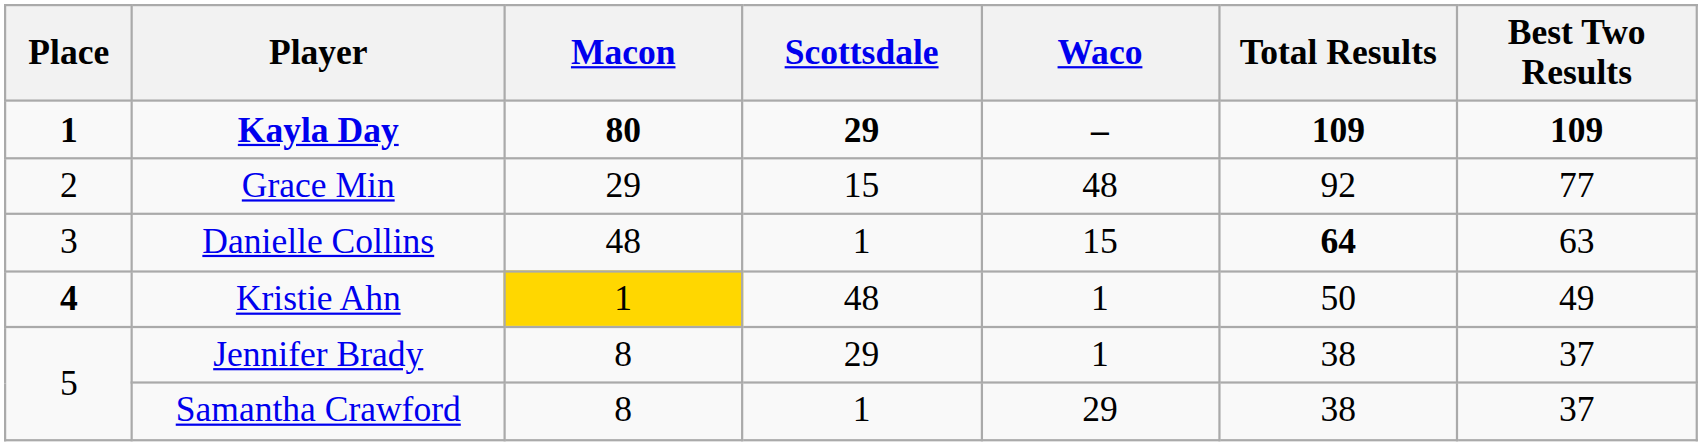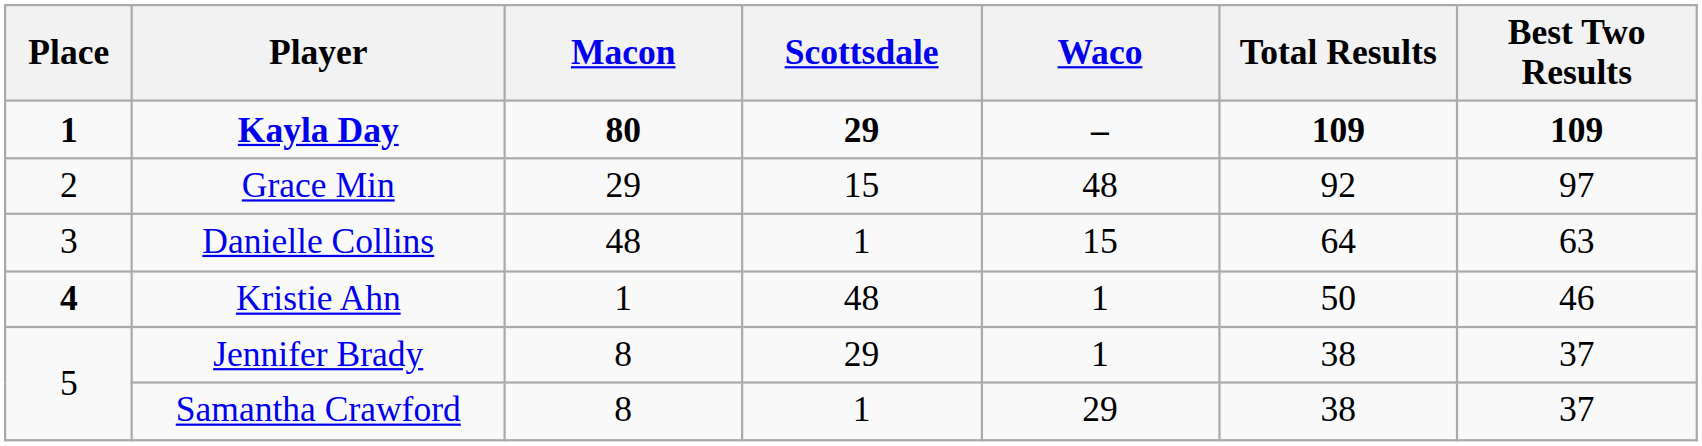(1577, 185) 77 -> (1577, 185) 97
(1338, 241) bold -> (1338, 241) normal
(623, 297) gold background -> (623, 297) no background
(1577, 297) 49 -> (1577, 297) 46
